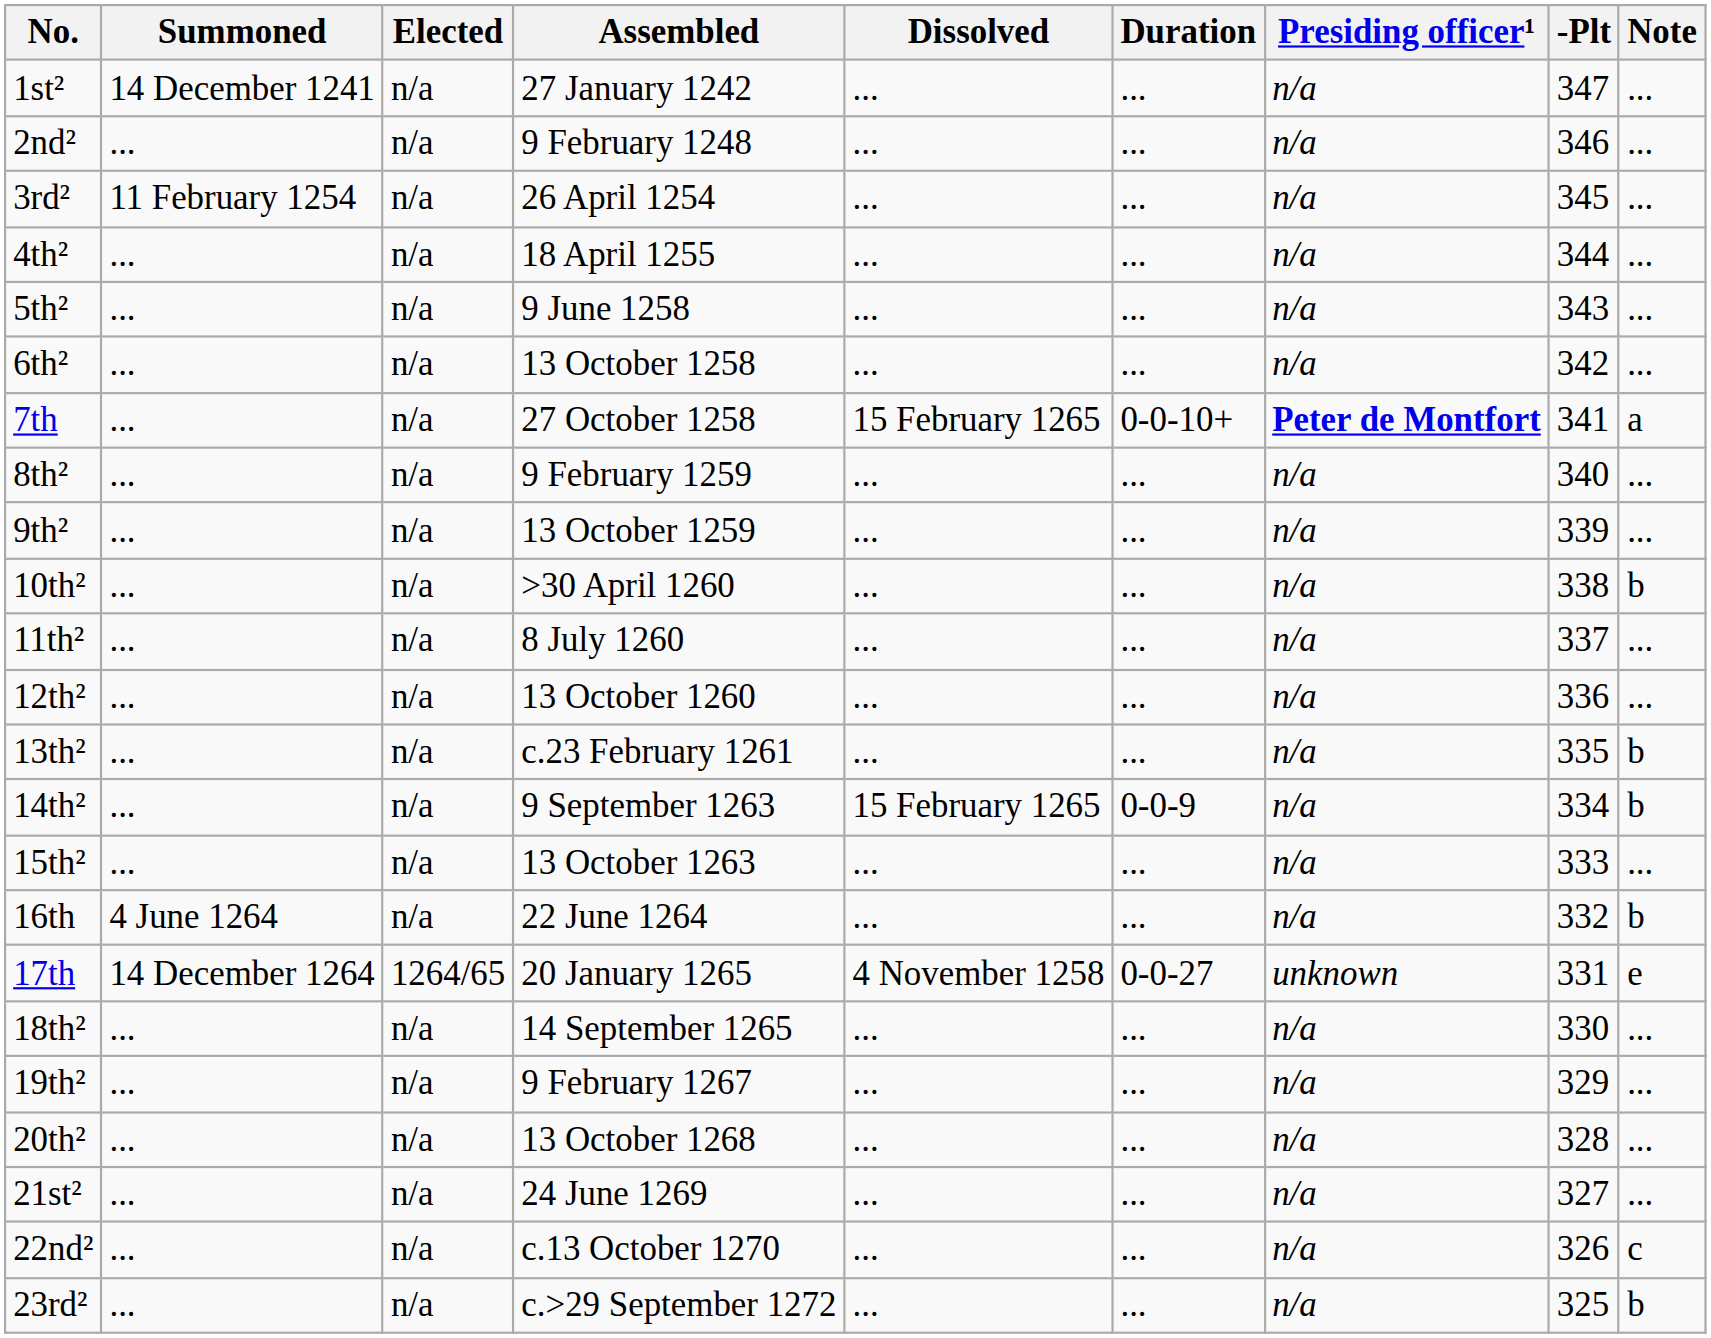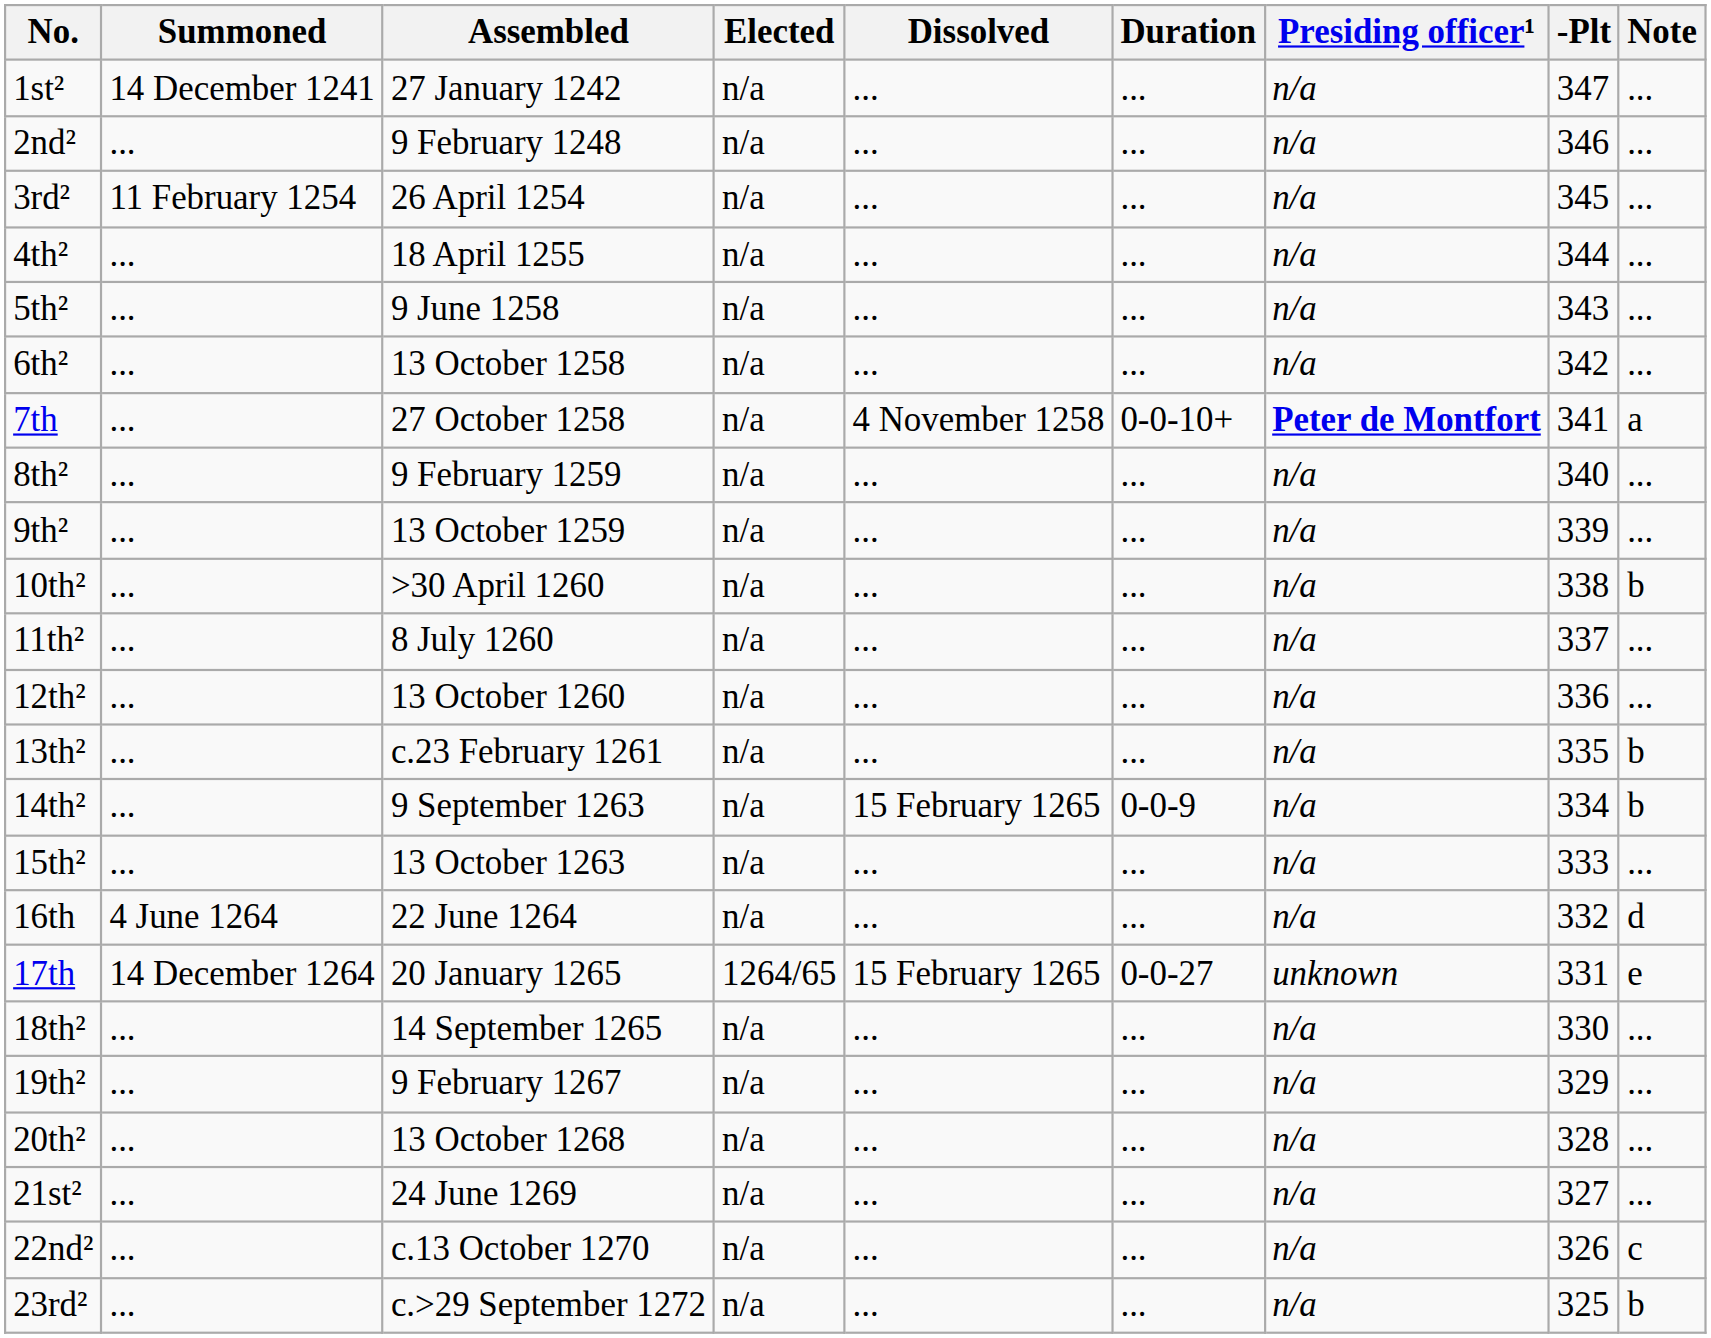columns swapped: (448, 32) <-> (679, 32)
(977, 419) 15 February 1265 -> (978, 419) 4 November 1258
(1636, 917) b -> (1636, 917) d
(978, 972) 4 November 1258 -> (977, 972) 15 February 1265
